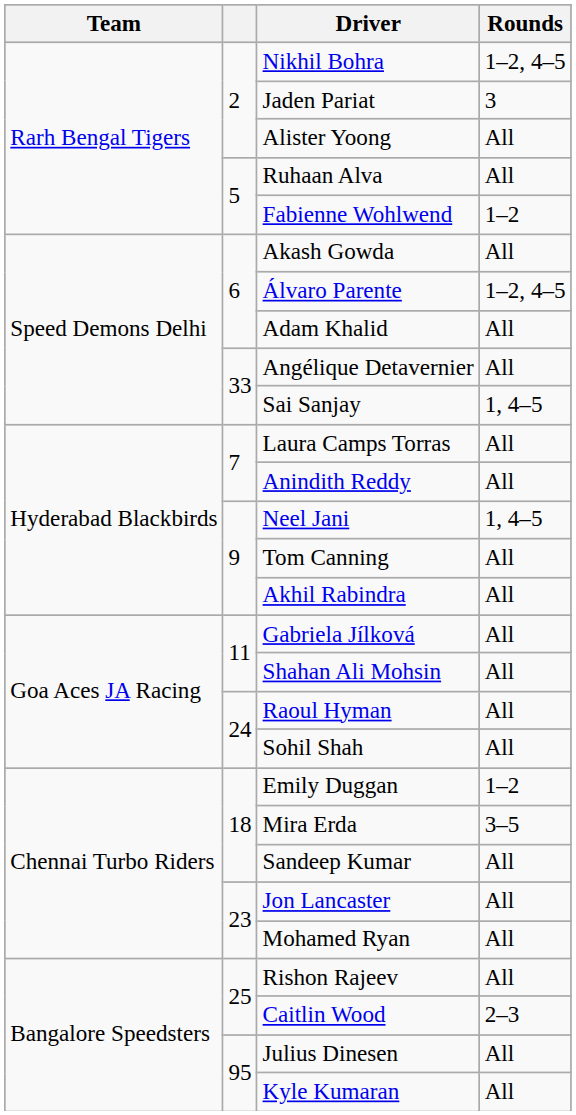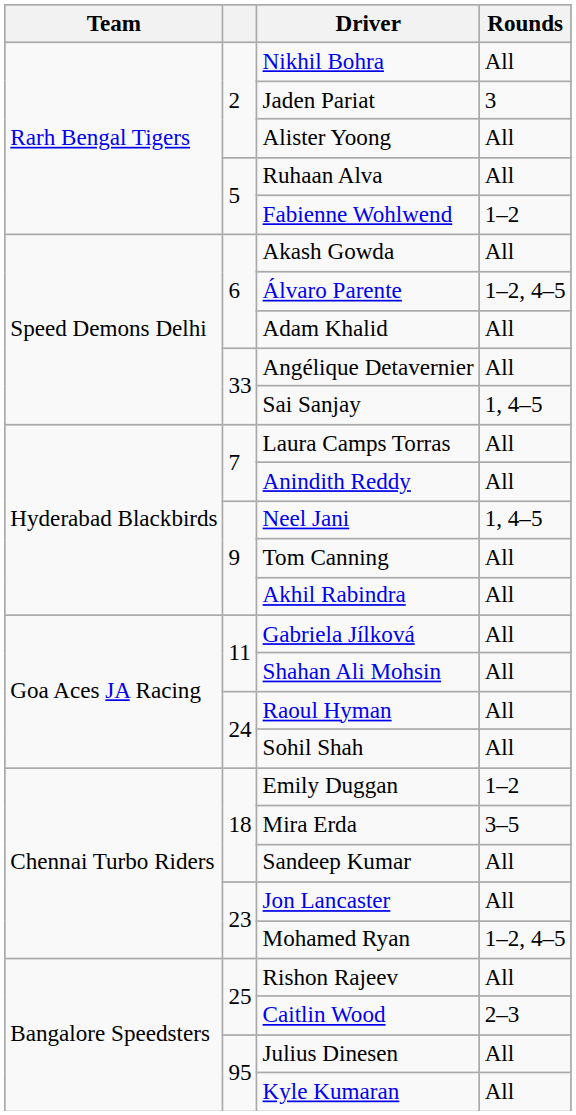(525, 61) 1–2, 4–5 -> (499, 61) All
(499, 938) All -> (525, 938) 1–2, 4–5
